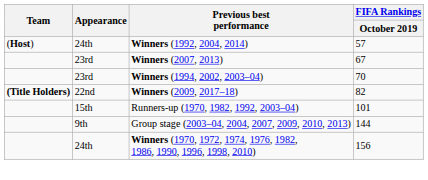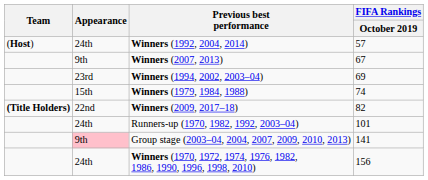(84, 60) 23rd -> (81, 60) 9th
(361, 76) 70 -> (361, 76) 69
+ row: (190, 92)
(84, 108) 15th -> (84, 124) 24th
(81, 124) no background -> (81, 140) pink background
(363, 124) 144 -> (363, 140) 141
